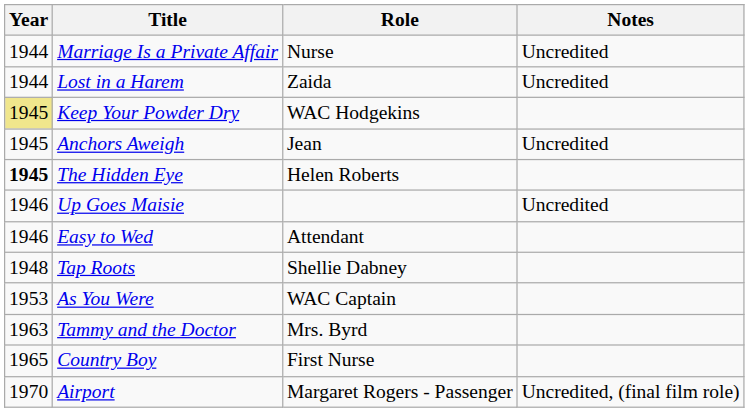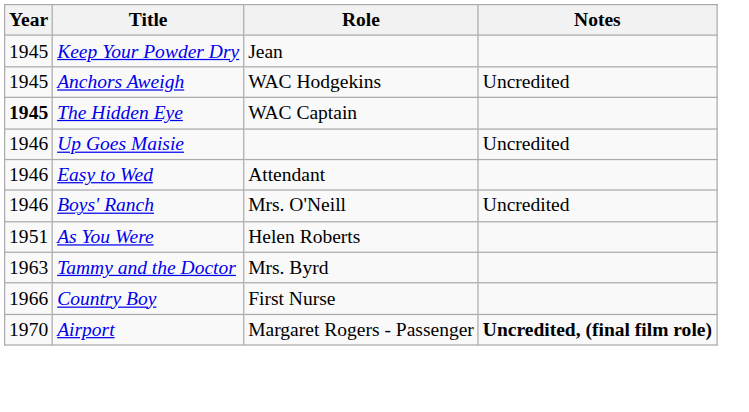- row: (168, 50)
- row: (121, 81)
(29, 112) khaki background -> (29, 50) no background
(353, 112) WAC Hodgekins -> (265, 50) Jean
(304, 143) Jean -> (315, 81) WAC Hodgekins
(343, 174) Helen Roberts -> (303, 112) WAC Captain
+ row: (106, 205)
- row: (96, 267)
(29, 298) 1953 -> (29, 236) 1951
(341, 298) WAC Captain -> (304, 236) Helen Roberts
(29, 360) 1965 -> (29, 298) 1966
(631, 391) normal -> (597, 329) bold
